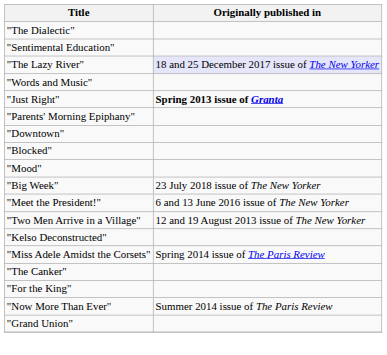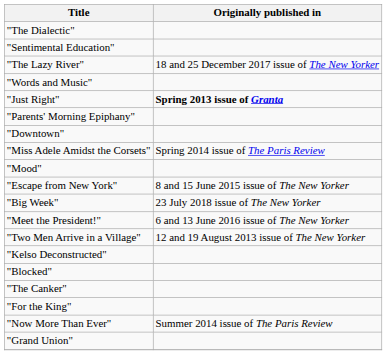(267, 64) lavender background -> (267, 64) no background
rows swapped: (79, 254) <-> (29, 151)
+ row: (62, 185)
